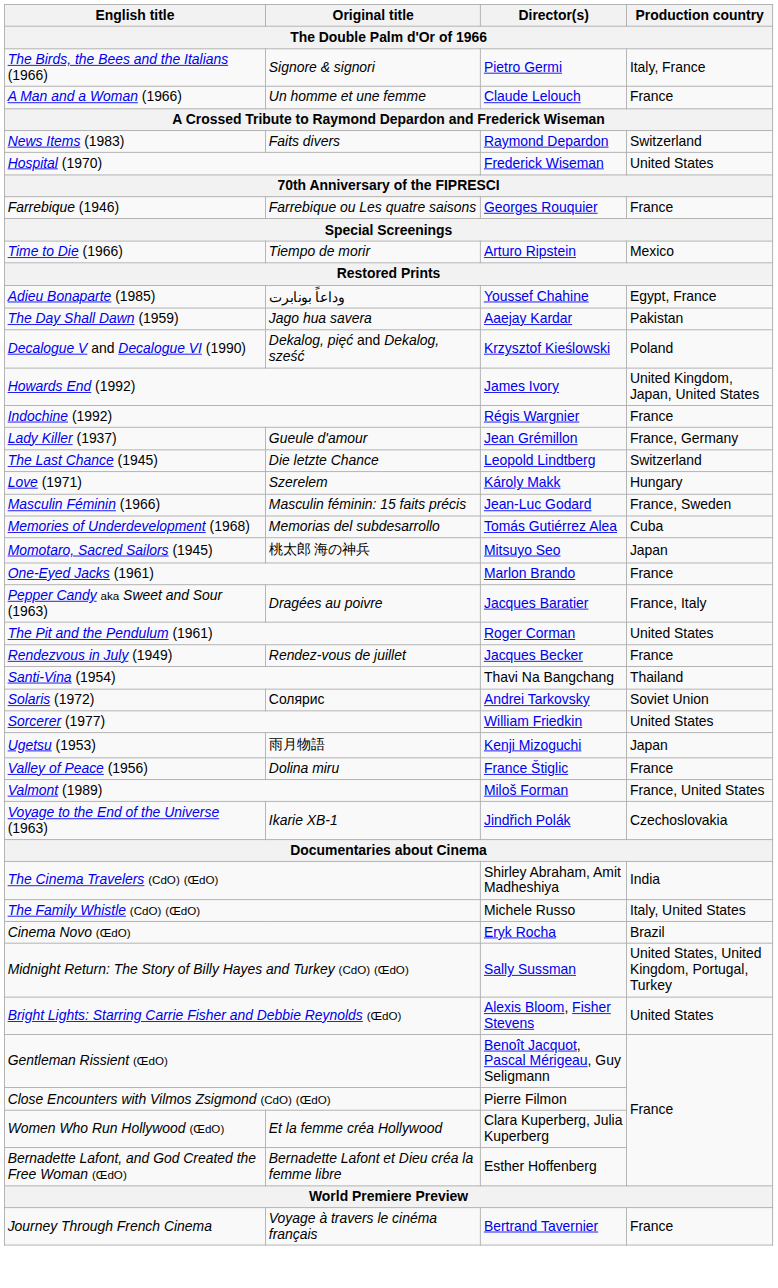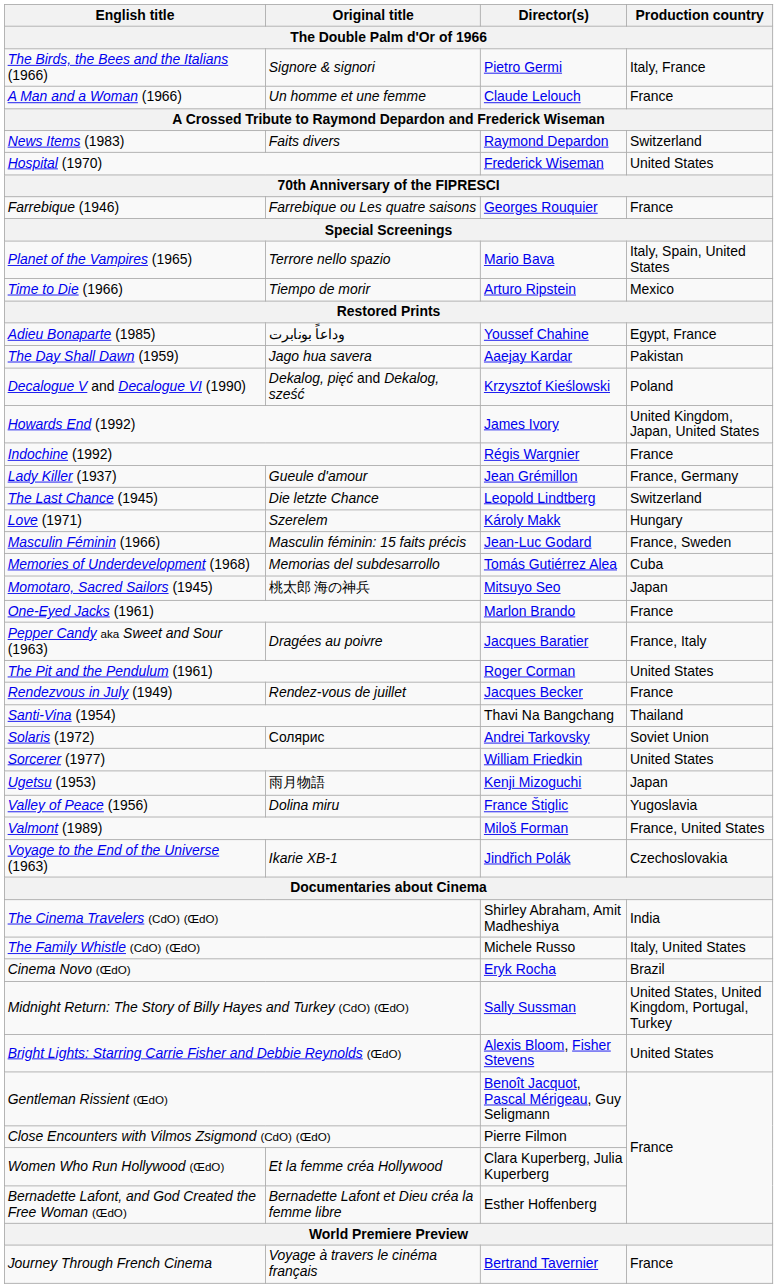+ row: (100, 259)
(652, 768) France -> (664, 806) Yugoslavia
